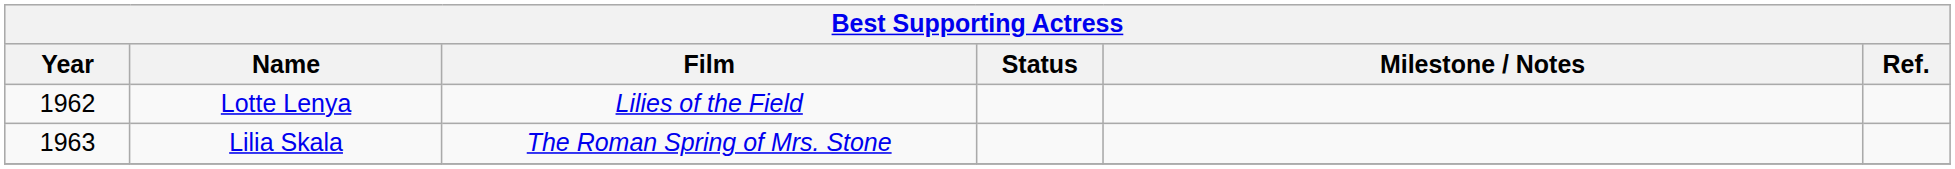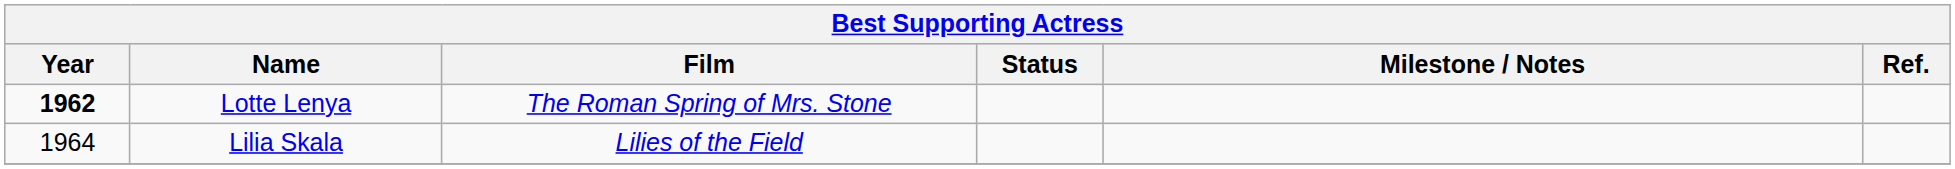(68, 103) normal -> (68, 103) bold
(709, 103) Lilies of the Field -> (709, 103) The Roman Spring of Mrs. Stone
(68, 143) 1963 -> (68, 143) 1964
(709, 143) The Roman Spring of Mrs. Stone -> (709, 143) Lilies of the Field
